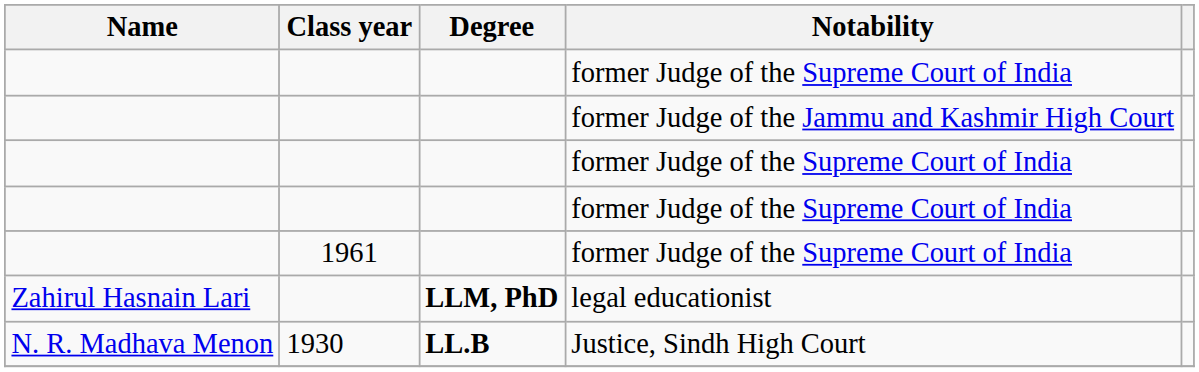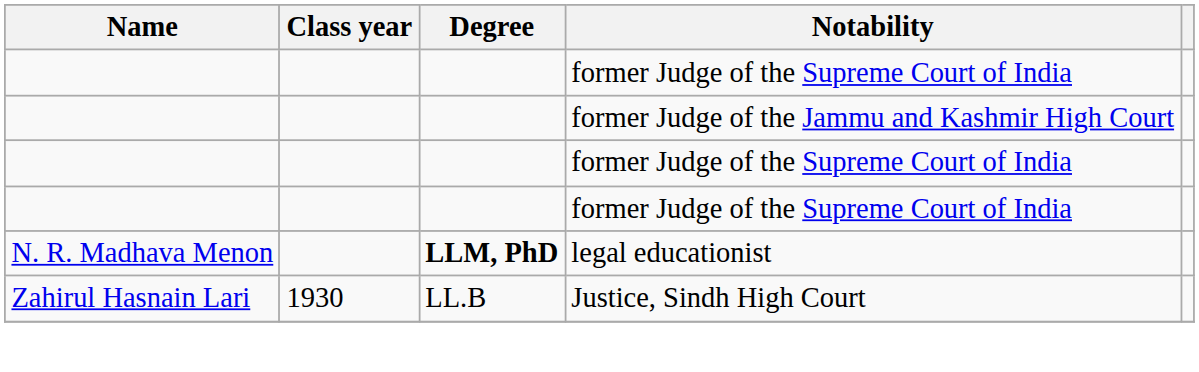- row: (349, 252)
(131, 298) Zahirul Hasnain Lari -> (142, 252) N. R. Madhava Menon
(142, 343) N. R. Madhava Menon -> (131, 298) Zahirul Hasnain Lari
(457, 343) bold -> (456, 298) normal
